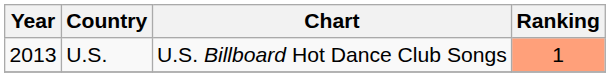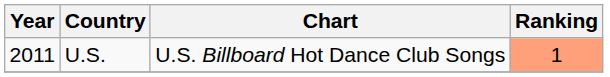(33, 54) 2013 -> (32, 54) 2011
